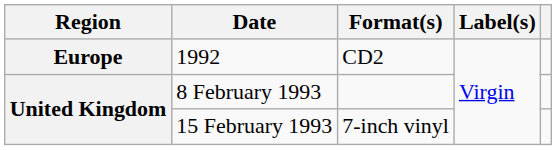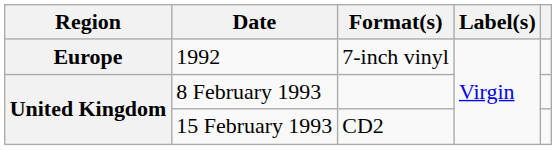(363, 56) CD2 -> (396, 56) 7-inch vinyl
(396, 126) 7-inch vinyl -> (363, 126) CD2
